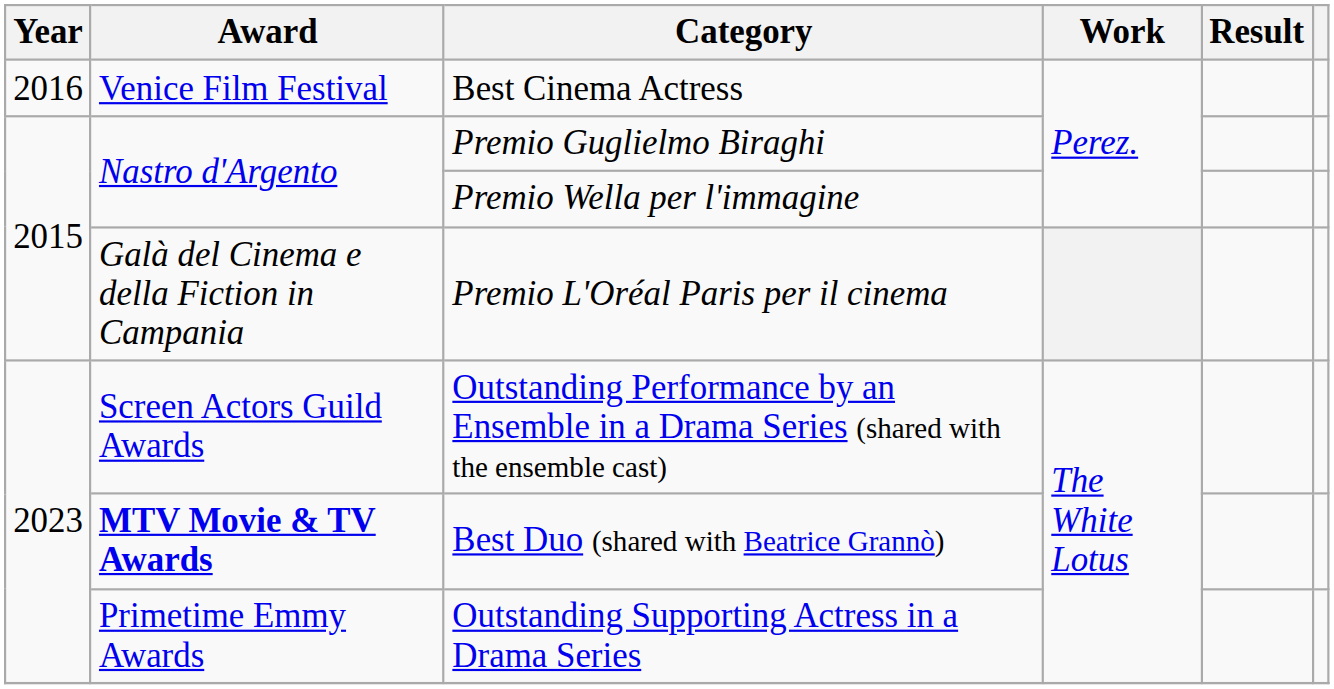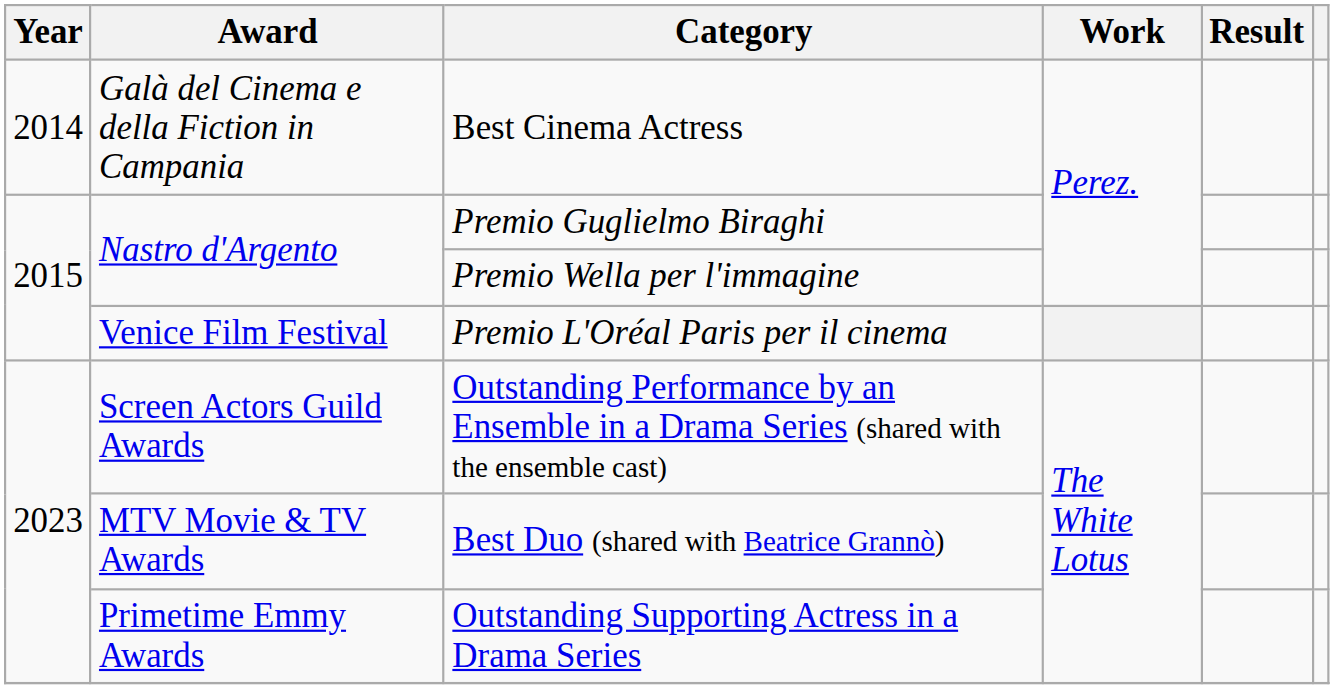(48, 87) 2016 -> (48, 126) 2014
(243, 87) Venice Film Festival -> (230, 126) Galà del Cinema e della Fiction in Campania
(230, 292) Galà del Cinema e della Fiction in Campania -> (243, 331) Venice Film Festival
(237, 540) bold -> (233, 540) normal
